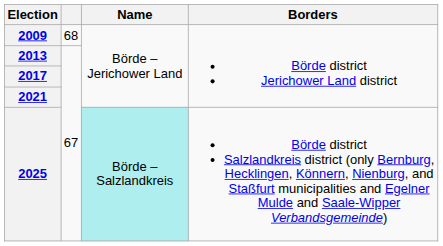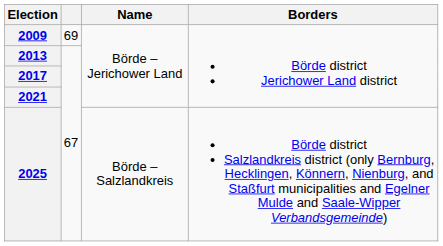(71, 35) 68 -> (71, 35) 69
(135, 174) paleturquoise background -> (135, 174) no background
